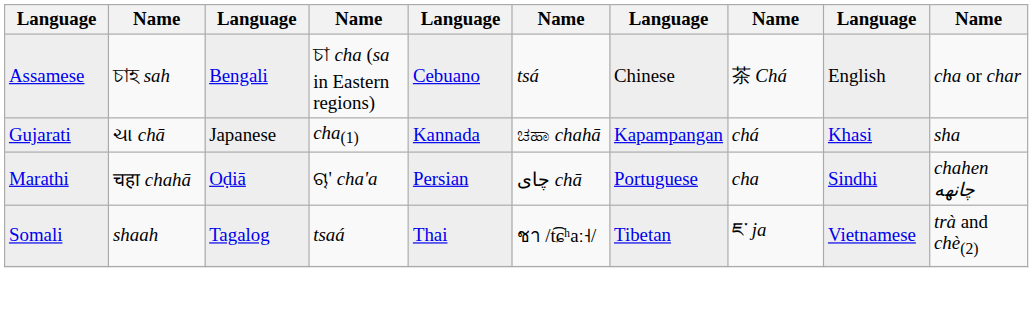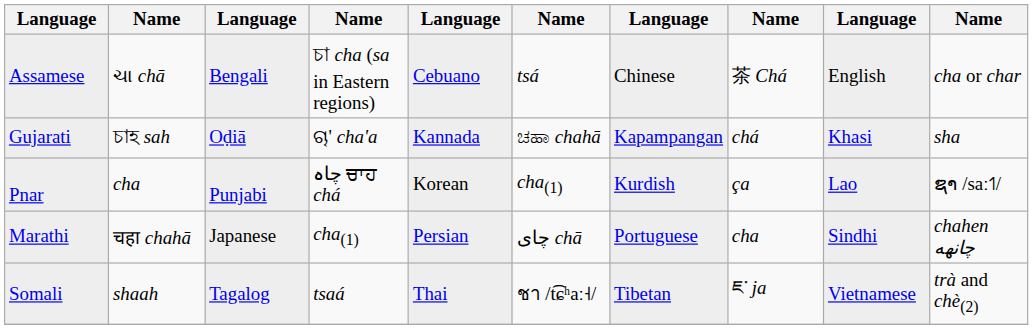(141, 75) চাহ sah -> (139, 75) ચા chā
(139, 134) ચા chā -> (141, 137) চাহ sah
(243, 134) Japanese -> (227, 137) Oḍiā
(336, 134) cha(1) -> (345, 137) ଚା' cha'a
+ row: (26, 194)
(227, 178) Oḍiā -> (243, 236) Japanese
(345, 178) ଚା' cha'a -> (336, 236) cha(1)
